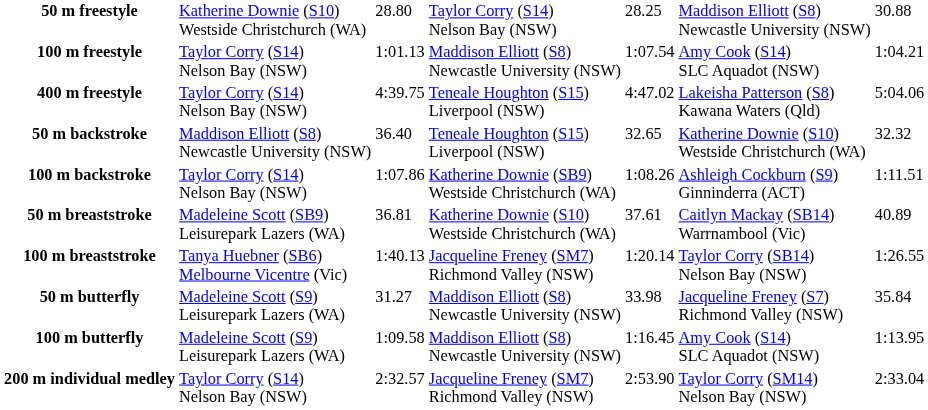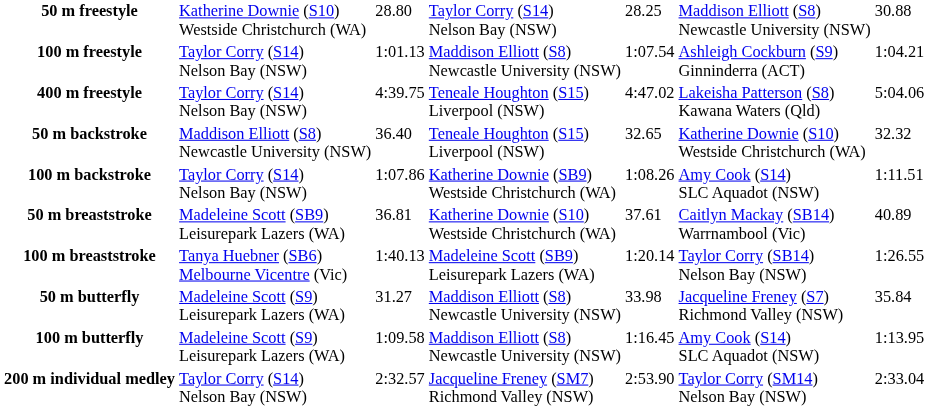(749, 61) Amy Cook (S14) SLC Aquadot (NSW) -> (758, 61) Ashleigh Cockburn (S9) Ginninderra (ACT)
(758, 183) Ashleigh Cockburn (S9) Ginninderra (ACT) -> (749, 183) Amy Cook (S14) SLC Aquadot (NSW)
(511, 265) Jacqueline Freney (SM7) Richmond Valley (NSW) -> (512, 265) Madeleine Scott (SB9) Leisurepark Lazers (WA)
